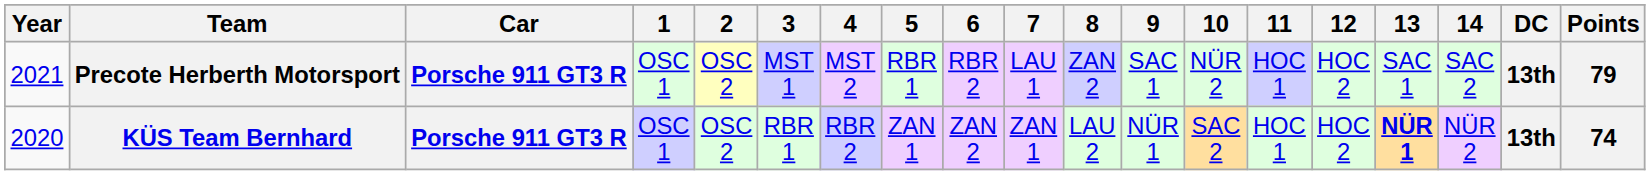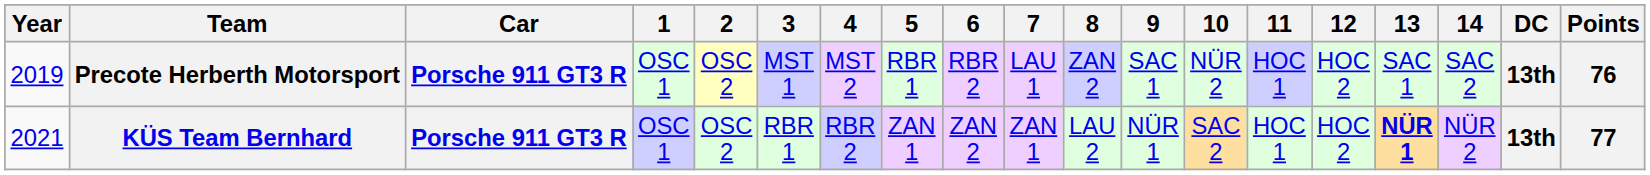(37, 74) 2021 -> (37, 74) 2019
(1603, 74) 79 -> (1603, 74) 76
(37, 138) 2020 -> (37, 138) 2021
(1603, 138) 74 -> (1603, 138) 77
